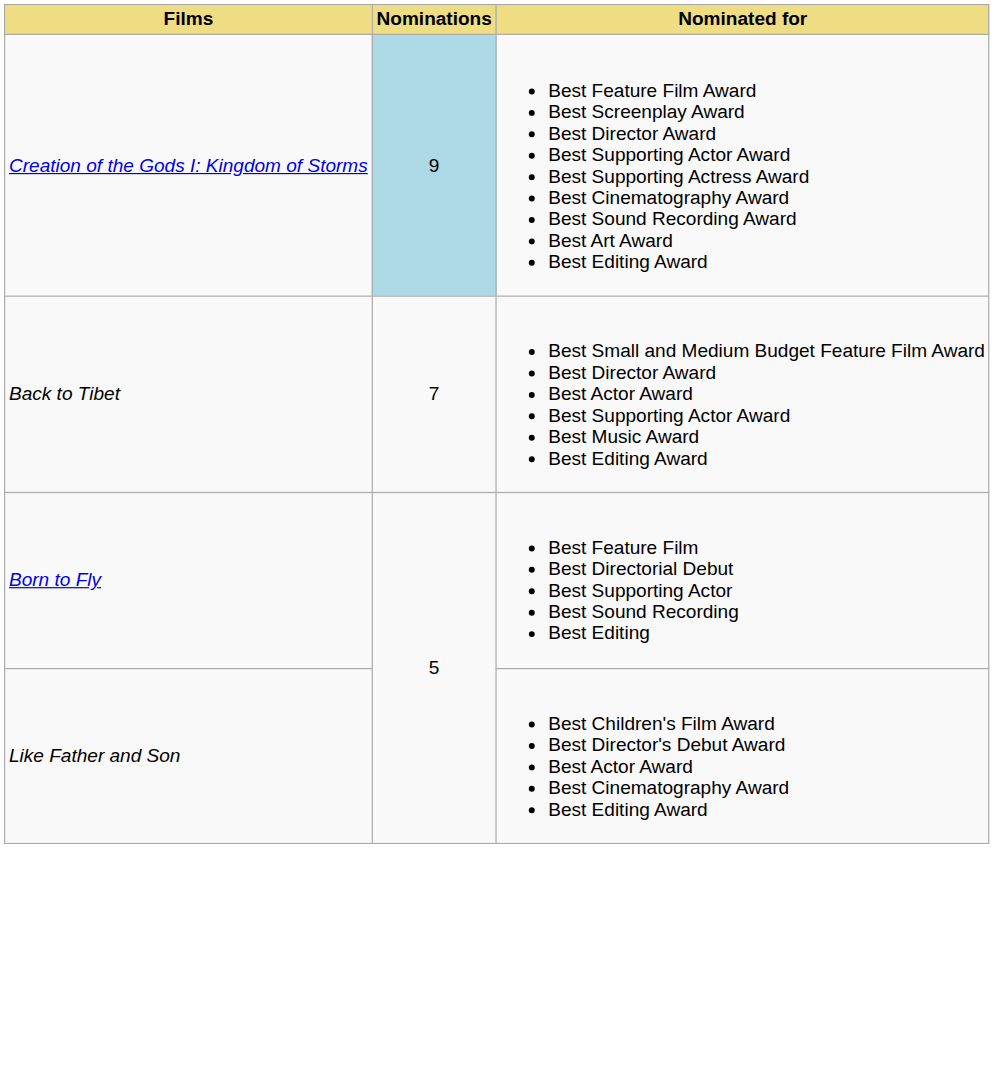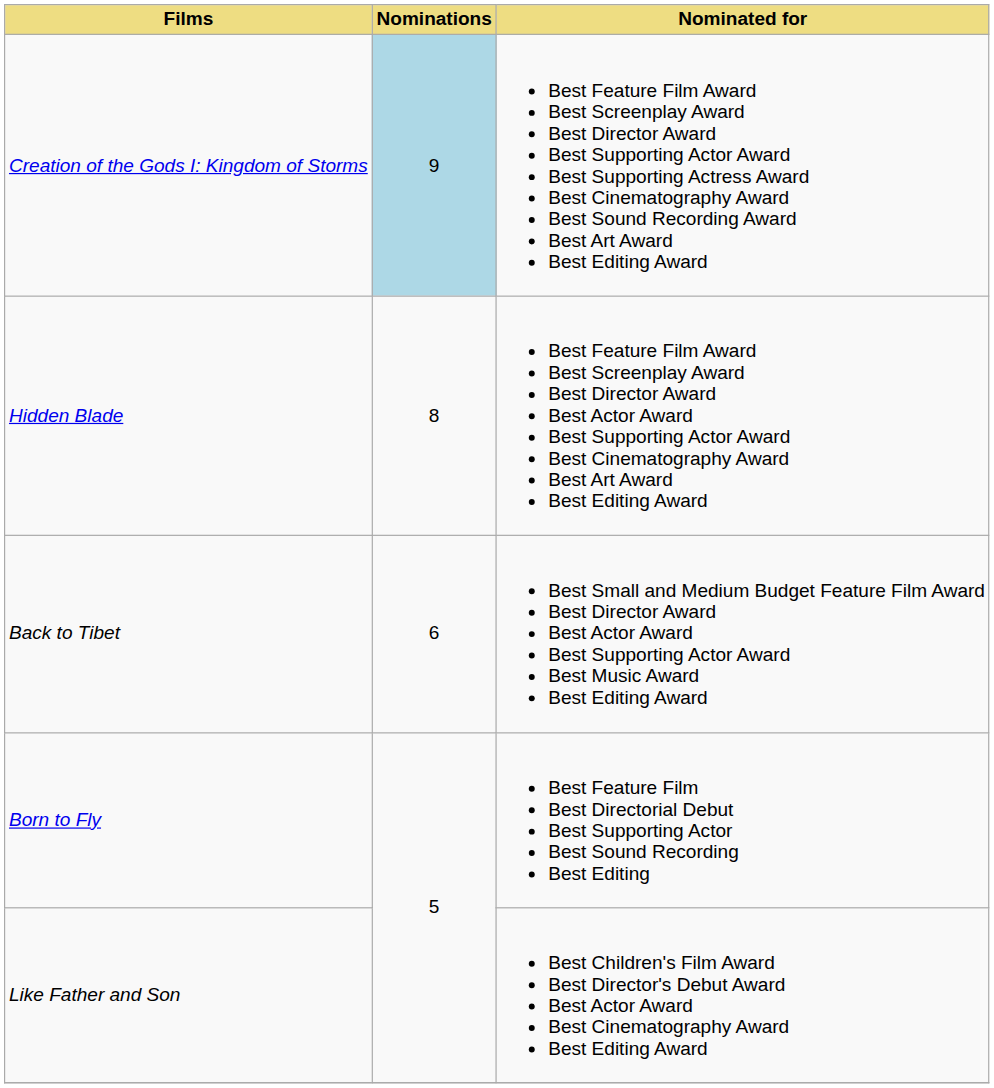+ row: (66, 415)
(434, 394) 7 -> (434, 633) 6
